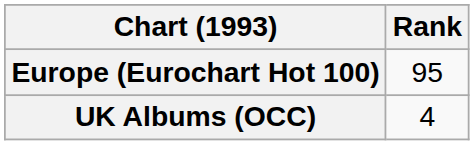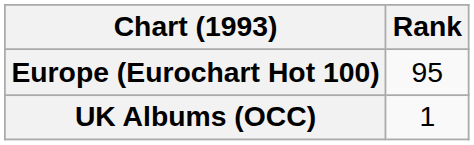(427, 116) 4 -> (427, 116) 1
